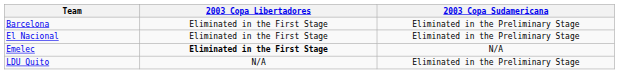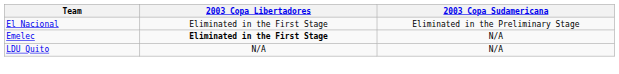- row: (28, 24)
(496, 62) Eliminated in the Preliminary Stage -> (496, 50) N/A
